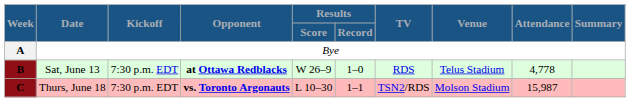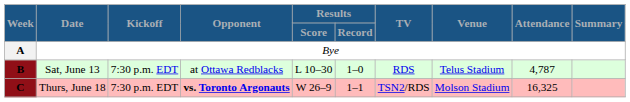(237, 69) bold -> (237, 69) normal
(314, 69) W 26–9 -> (314, 69) L 10–30
(542, 69) 4,778 -> (542, 69) 4,787
(314, 88) L 10–30 -> (314, 88) W 26–9
(542, 88) 15,987 -> (542, 88) 16,325
